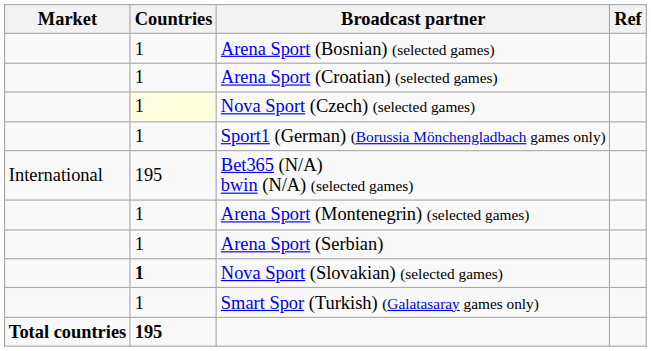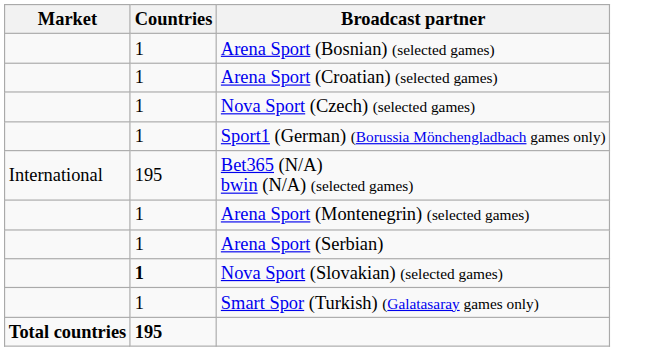- column: (628, 19)
(139, 106) lightyellow background -> (139, 106) no background
